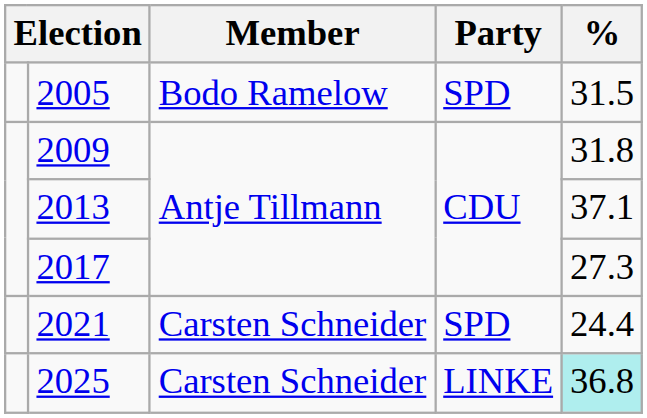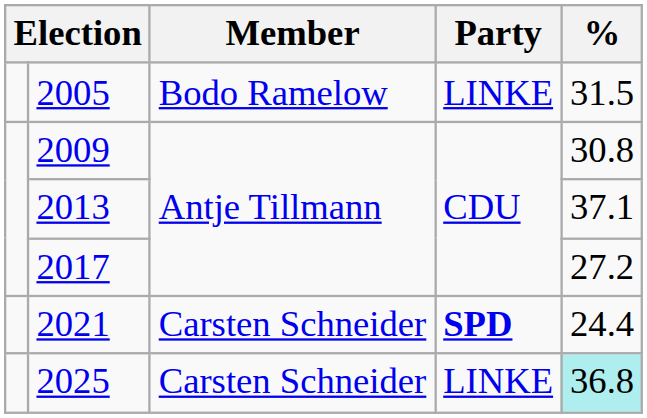(477, 91) SPD -> (498, 91) LINKE
(602, 149) 31.8 -> (602, 149) 30.8
(602, 265) 27.3 -> (602, 265) 27.2
(477, 324) normal -> (478, 324) bold
